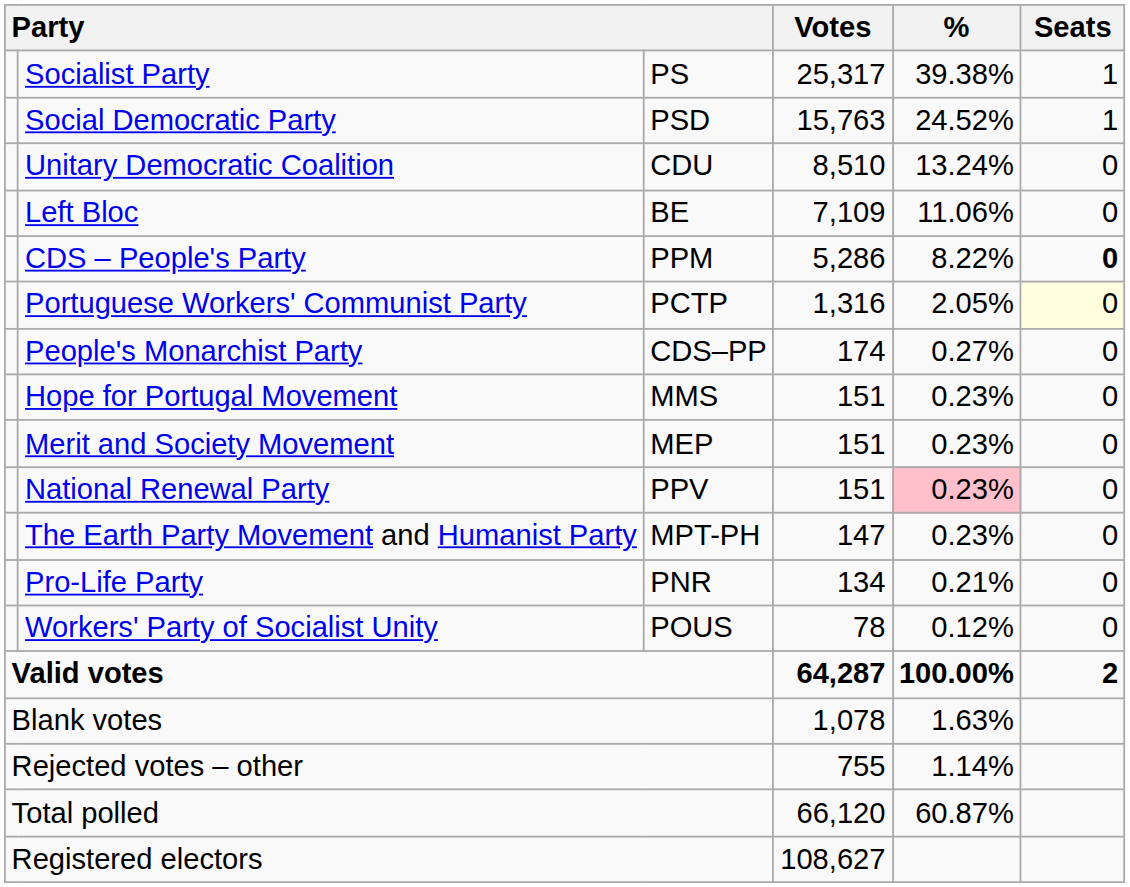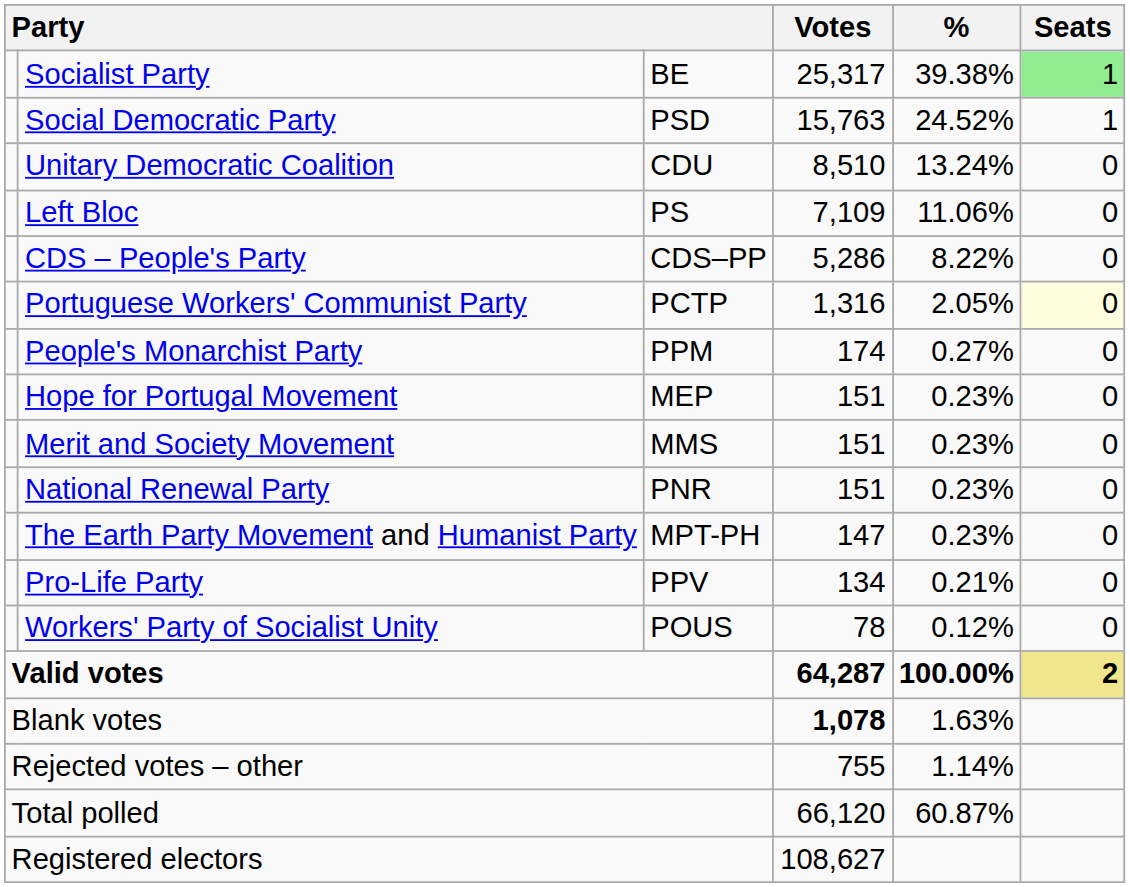(670, 73) PS -> (670, 73) BE
(1110, 73) no background -> (1110, 73) lightgreen background
(670, 212) BE -> (670, 212) PS
(682, 258) PPM -> (709, 258) CDS–PP
(1110, 258) bold -> (1110, 258) normal
(709, 350) CDS–PP -> (682, 350) PPM
(684, 397) MMS -> (682, 397) MEP
(682, 443) MEP -> (684, 443) MMS
(679, 489) PPV -> (681, 489) PNR
(973, 489) pink background -> (973, 489) no background
(681, 581) PNR -> (679, 581) PPV
(1110, 674) no background -> (1110, 674) khaki background
(849, 720) normal -> (849, 720) bold
